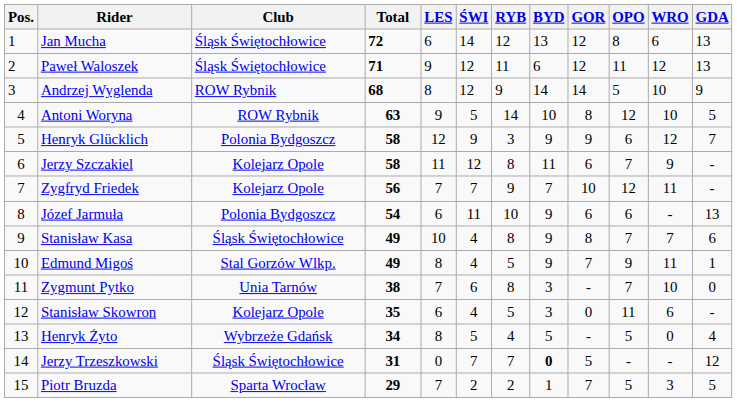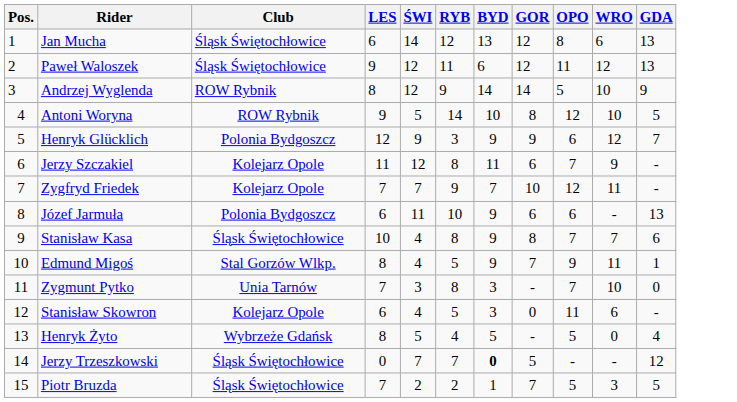- column: (393, 16)
(474, 287) 6 -> (418, 287) 3
(278, 385) Sparta Wrocław -> (278, 385) Śląsk Świętochłowice
